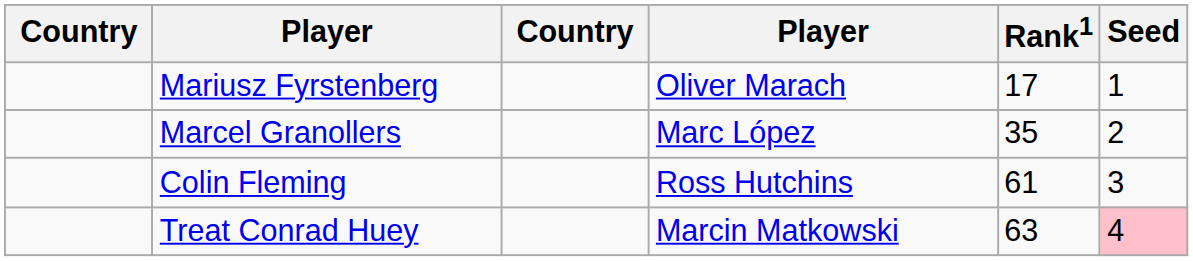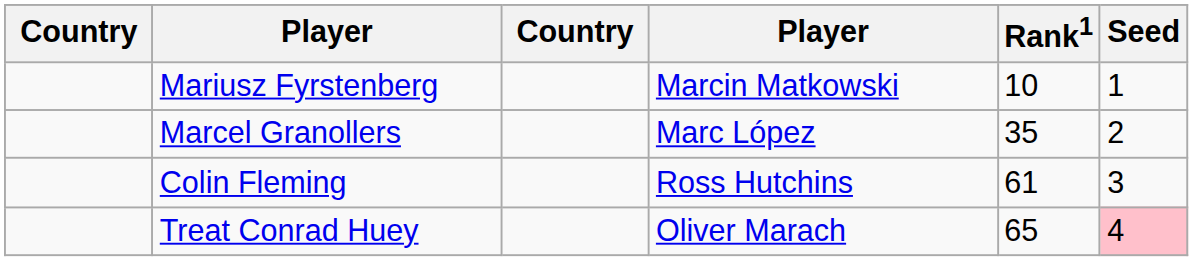(751, 85) Oliver Marach -> (777, 85) Marcin Matkowski
(1021, 85) 17 -> (1021, 85) 10
(777, 230) Marcin Matkowski -> (751, 230) Oliver Marach
(1021, 230) 63 -> (1021, 230) 65
